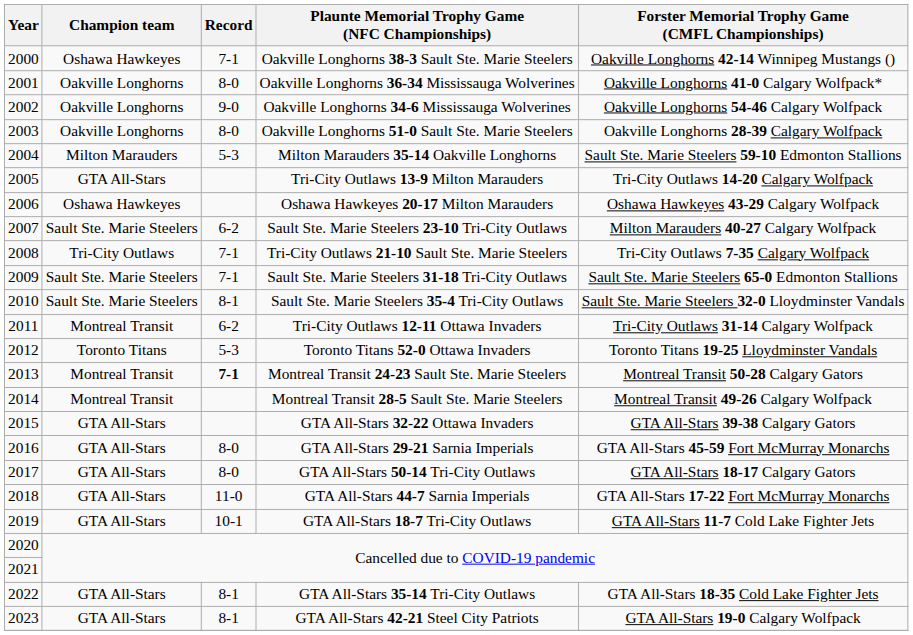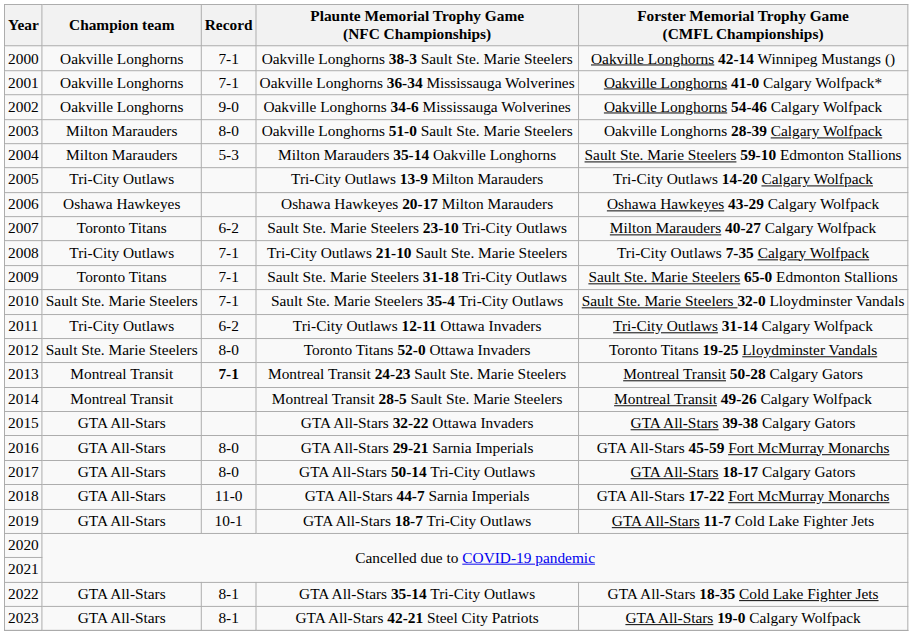(122, 58) Oshawa Hawkeyes -> (122, 58) Oakville Longhorns
(229, 82) 8-0 -> (229, 82) 7-1
(122, 131) Oakville Longhorns -> (122, 131) Milton Marauders
(122, 180) GTA All-Stars -> (122, 180) Tri-City Outlaws
(122, 228) Sault Ste. Marie Steelers -> (122, 228) Toronto Titans
(122, 277) Sault Ste. Marie Steelers -> (122, 277) Toronto Titans
(229, 301) 8-1 -> (229, 301) 7-1
(122, 326) Montreal Transit -> (122, 326) Tri-City Outlaws
(122, 350) Toronto Titans -> (122, 350) Sault Ste. Marie Steelers
(229, 350) 5-3 -> (229, 350) 8-0
